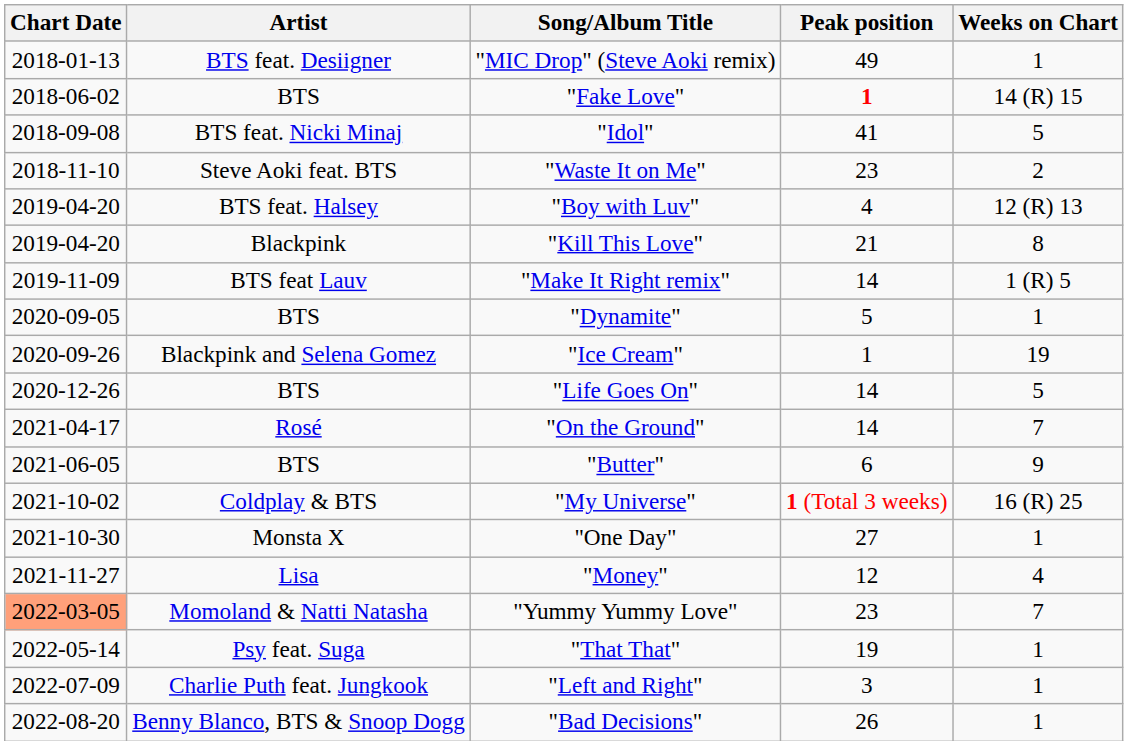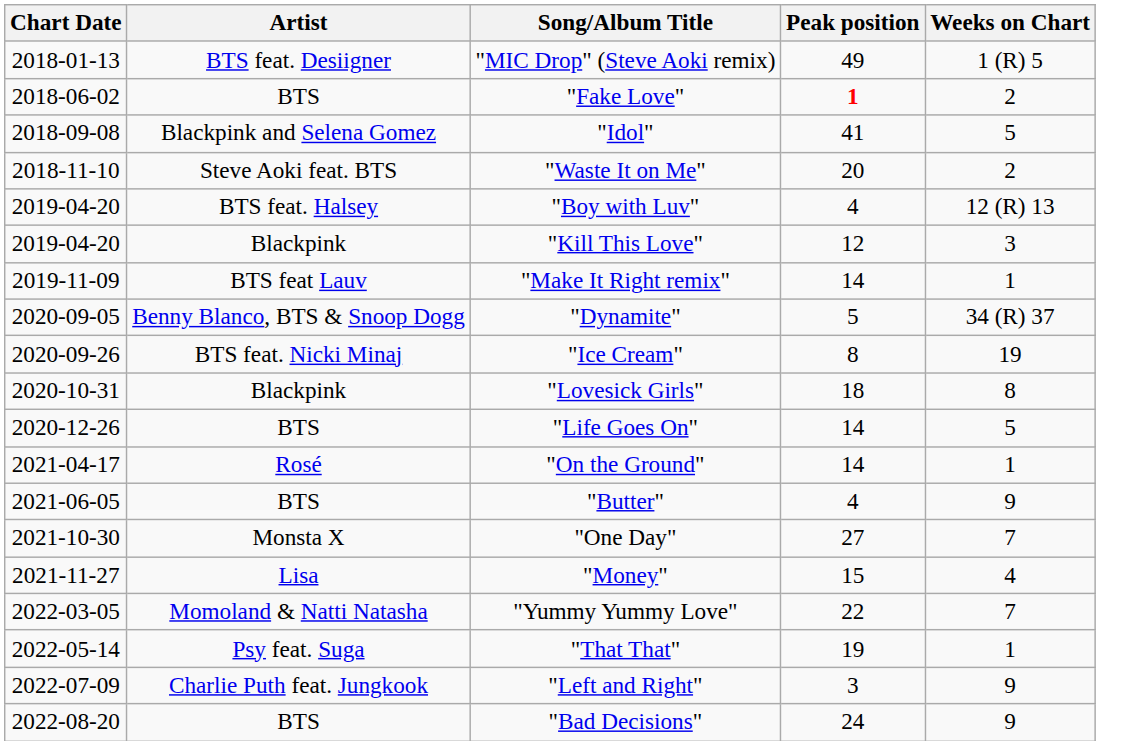(1038, 59) 1 -> (1010, 59) 1 (R) 5
(1038, 96) 14 (R) 15 -> (1010, 96) 2
(299, 133) BTS feat. Nicki Minaj -> (298, 133) Blackpink and Selena Gomez
(867, 170) 23 -> (853, 170) 20
(867, 243) 21 -> (853, 243) 12
(1038, 243) 8 -> (1010, 243) 3
(1038, 280) 1 (R) 5 -> (1010, 280) 1
(299, 317) BTS -> (299, 317) Benny Blanco, BTS & Snoop Dogg
(1038, 317) 1 -> (1010, 317) 34 (R) 37
(298, 354) Blackpink and Selena Gomez -> (299, 354) BTS feat. Nicki Minaj
(867, 354) 1 -> (853, 354) 8
+ row: (625, 390)
(1038, 427) 7 -> (1010, 464) 1
(867, 464) 6 -> (853, 501) 4
- row: (625, 501)
(1038, 538) 1 -> (1010, 538) 7
(867, 574) 12 -> (853, 574) 15
(66, 611) lightsalmon background -> (66, 611) no background
(867, 611) 23 -> (853, 611) 22
(1038, 685) 1 -> (1010, 685) 9
(299, 721) Benny Blanco, BTS & Snoop Dogg -> (299, 721) BTS
(867, 721) 26 -> (853, 721) 24
(1038, 721) 1 -> (1010, 721) 9
